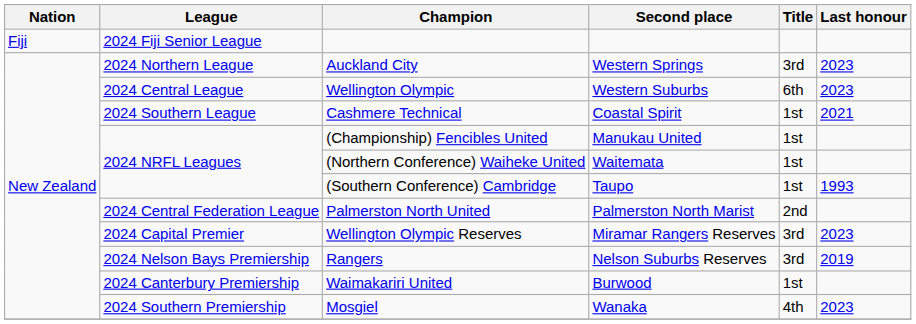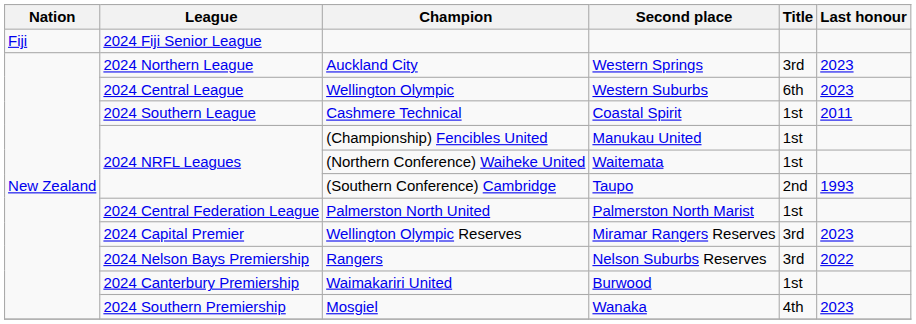(837, 113) 2021 -> (836, 113) 2011
(793, 186) 1st -> (795, 186) 2nd
(795, 210) 2nd -> (793, 210) 1st
(837, 258) 2019 -> (837, 258) 2022
